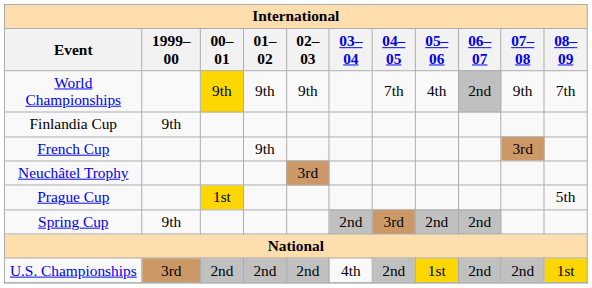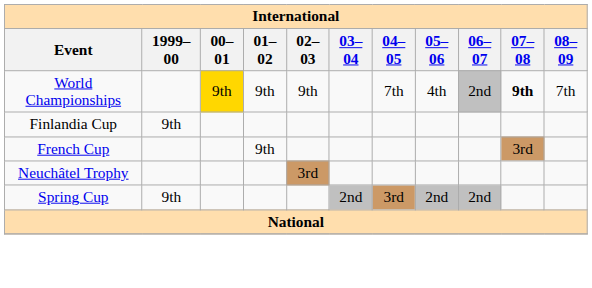(523, 91) normal -> (523, 91) bold
- row: (73, 197)
- row: (73, 270)
